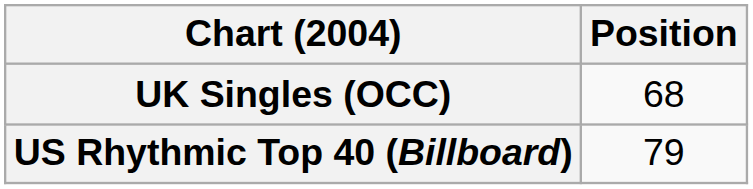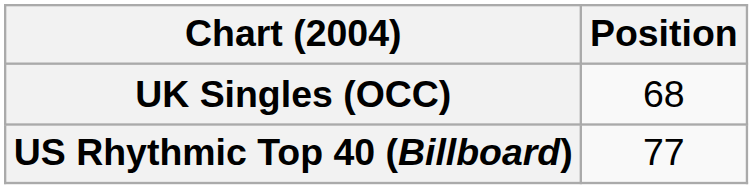(664, 152) 79 -> (664, 152) 77
